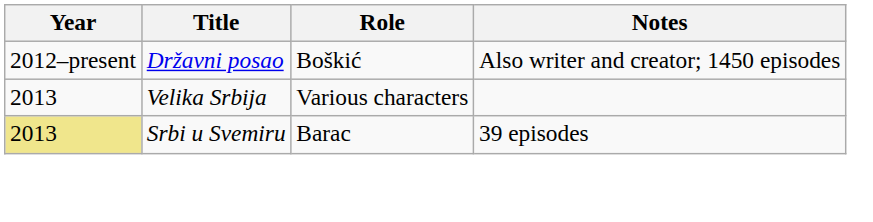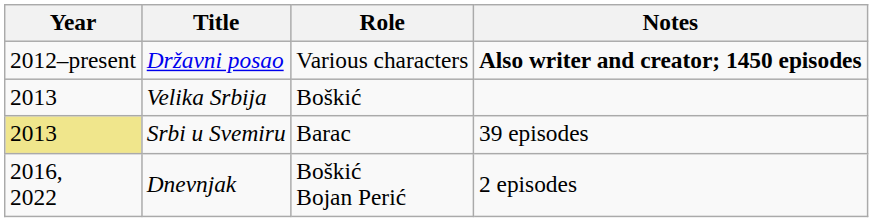(329, 60) Boškić -> (382, 60) Various characters
(660, 60) normal -> (670, 60) bold
(382, 97) Various characters -> (329, 97) Boškić
+ row: (191, 184)
